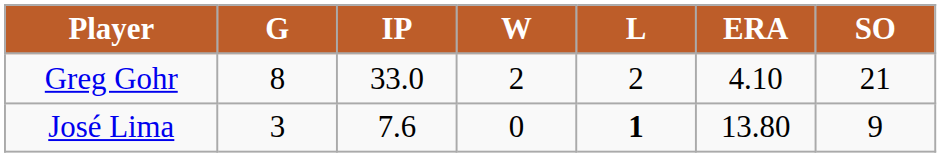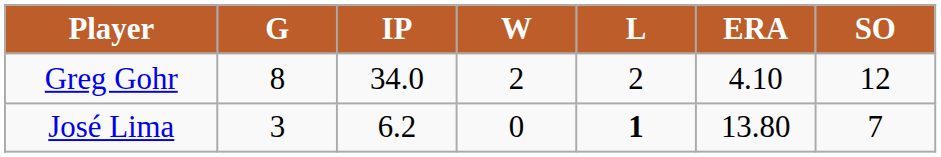(397, 77) 33.0 -> (397, 77) 34.0
(875, 77) 21 -> (875, 77) 12
(397, 126) 7.6 -> (397, 126) 6.2
(875, 126) 9 -> (875, 126) 7
